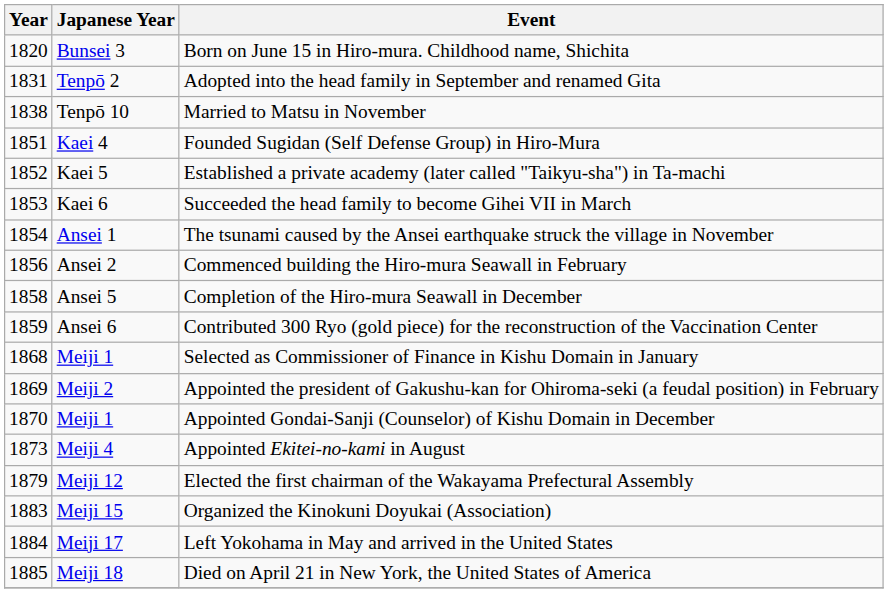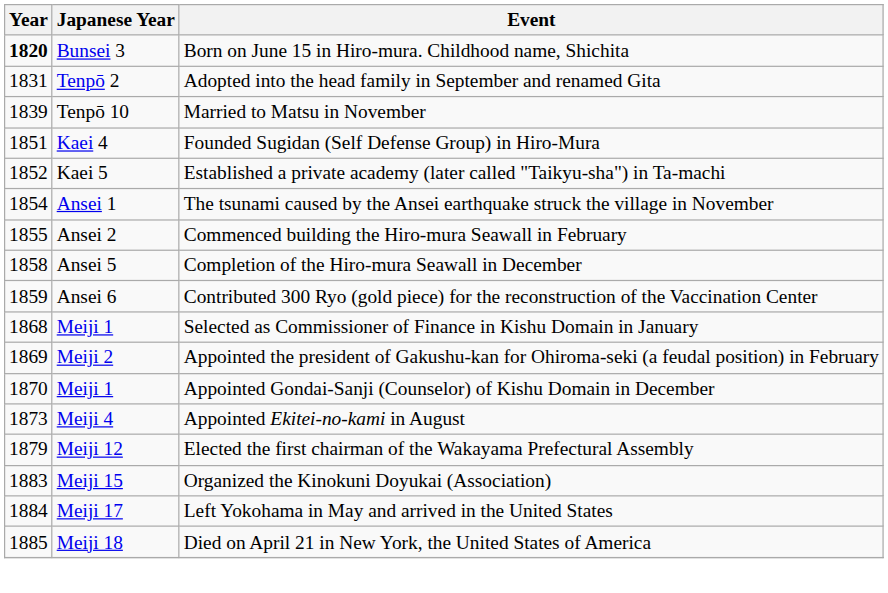(28, 50) normal -> (28, 50) bold
(28, 111) 1838 -> (28, 111) 1839
- row: (407, 204)
(28, 265) 1856 -> (28, 234) 1855
